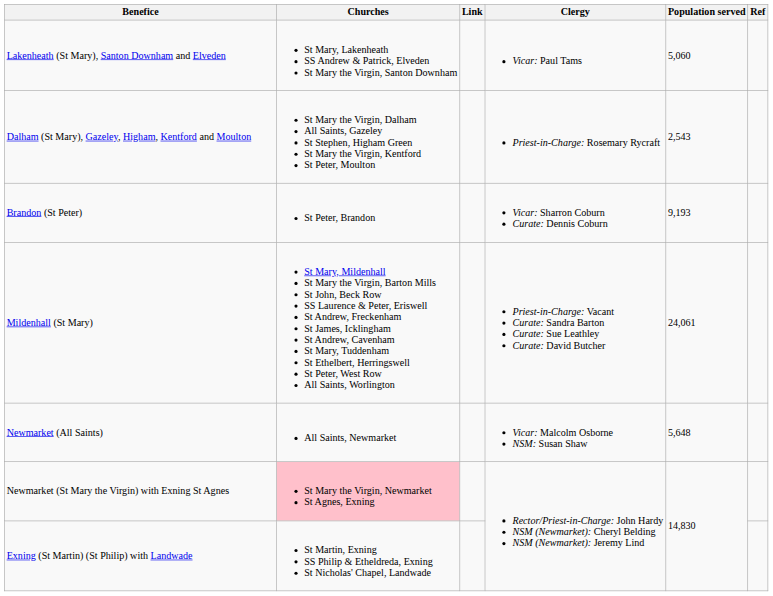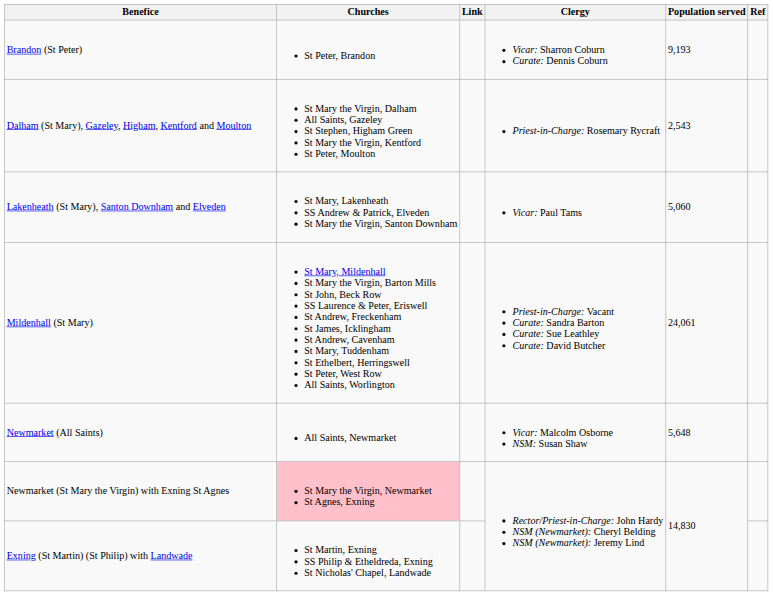rows swapped: (44, 212) <-> (116, 55)
